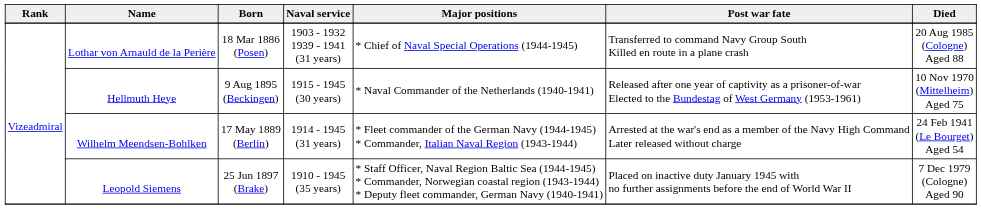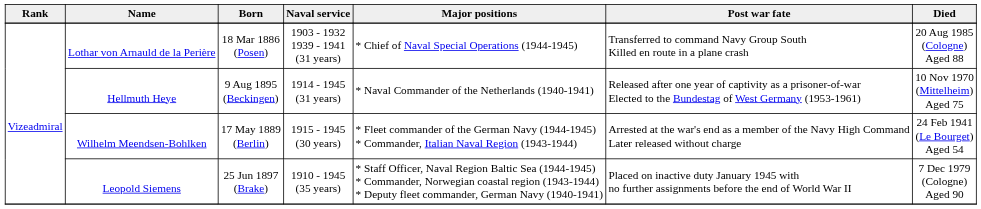(318, 91) 1915 - 1945 (30 years) -> (318, 91) 1914 - 1945 (31 years)
(318, 136) 1914 - 1945 (31 years) -> (318, 136) 1915 - 1945 (30 years)
